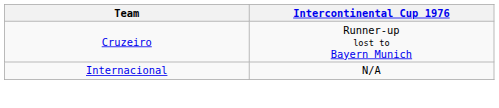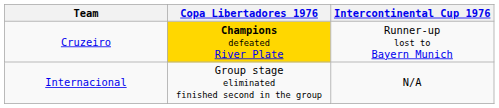+ column: (249, 13)
